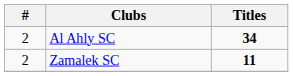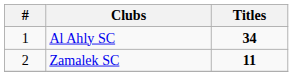(25, 37) 2 -> (25, 37) 1
